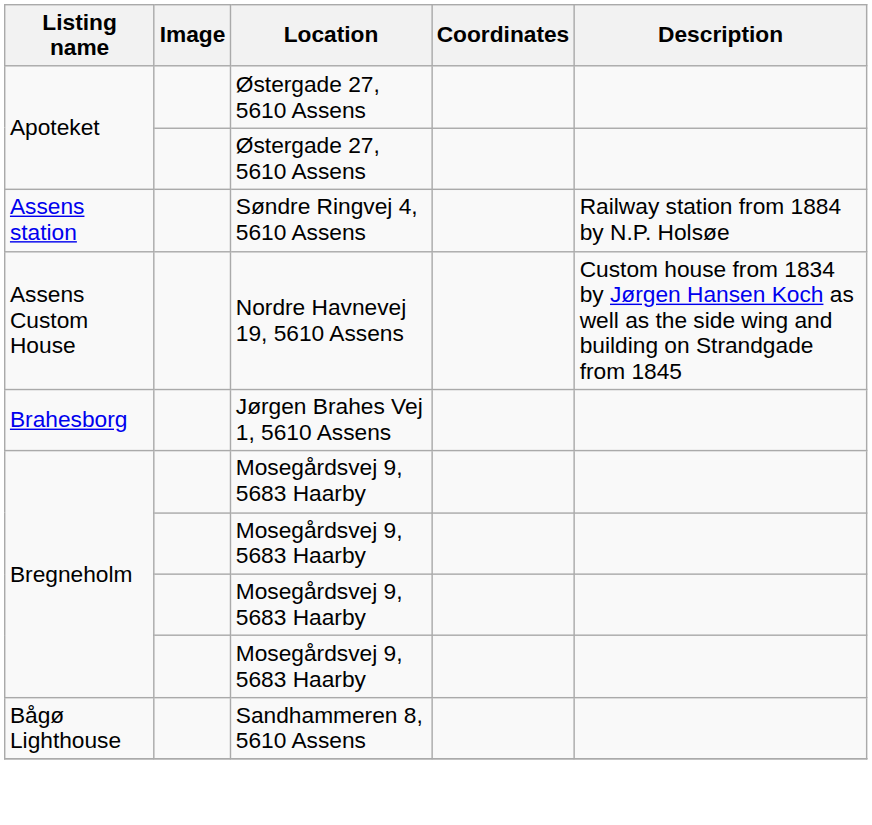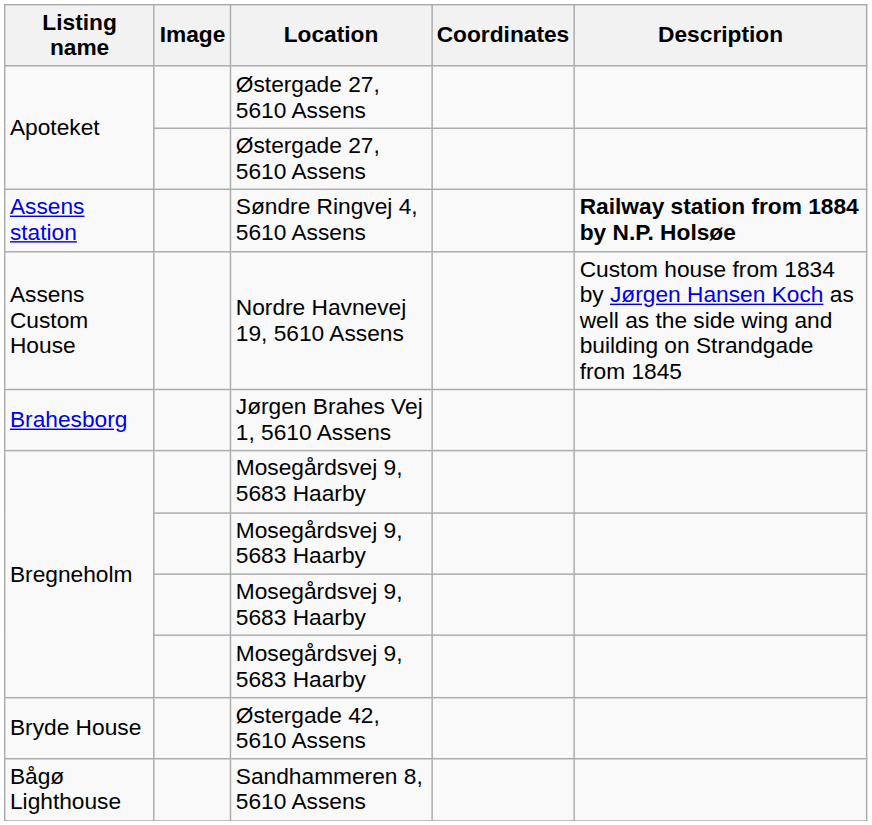(710, 220) normal -> (719, 220) bold
+ row: (76, 727)
